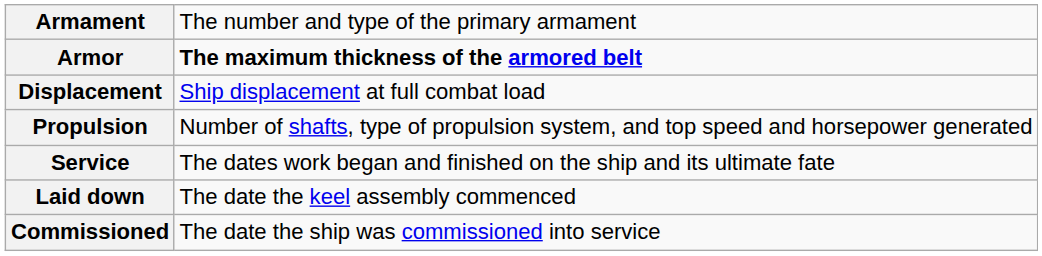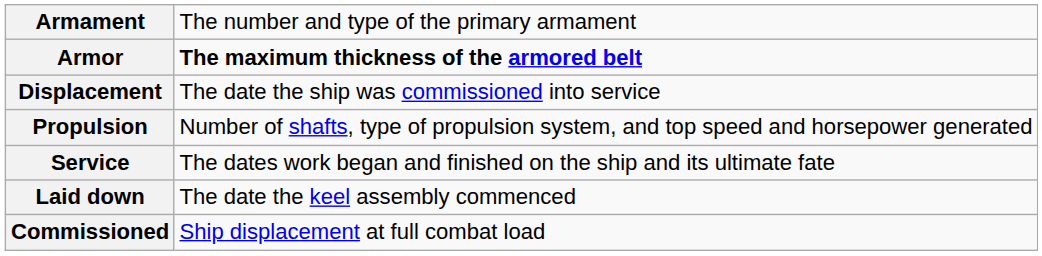(362, 92) Ship displacement at full combat load -> (420, 92) The date the ship was commissioned into service
(420, 232) The date the ship was commissioned into service -> (362, 232) Ship displacement at full combat load
